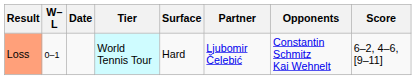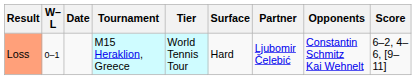+ column: (128, 19)
